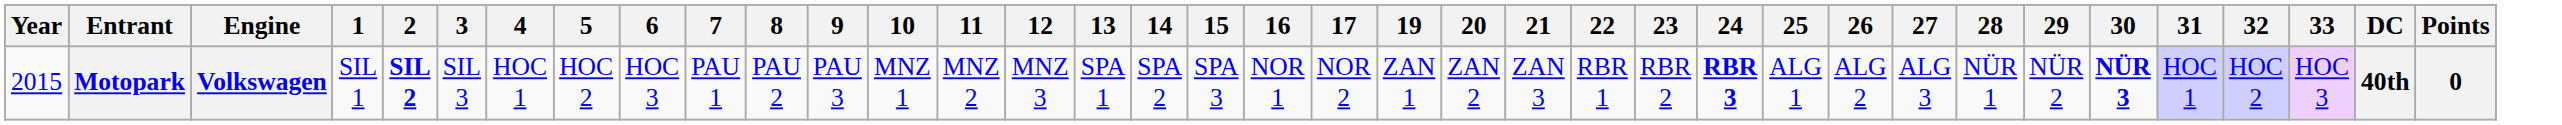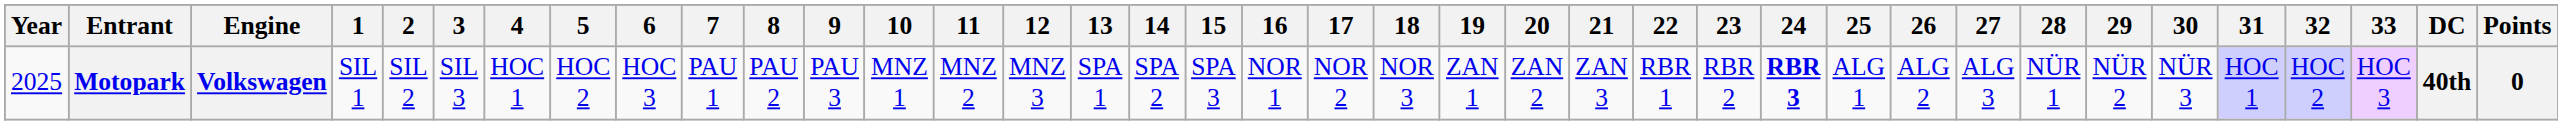+ column: (1407, 25)
(37, 82) 2015 -> (37, 82) 2025
(410, 82) bold -> (408, 82) normal
(2123, 82) bold -> (2186, 82) normal
